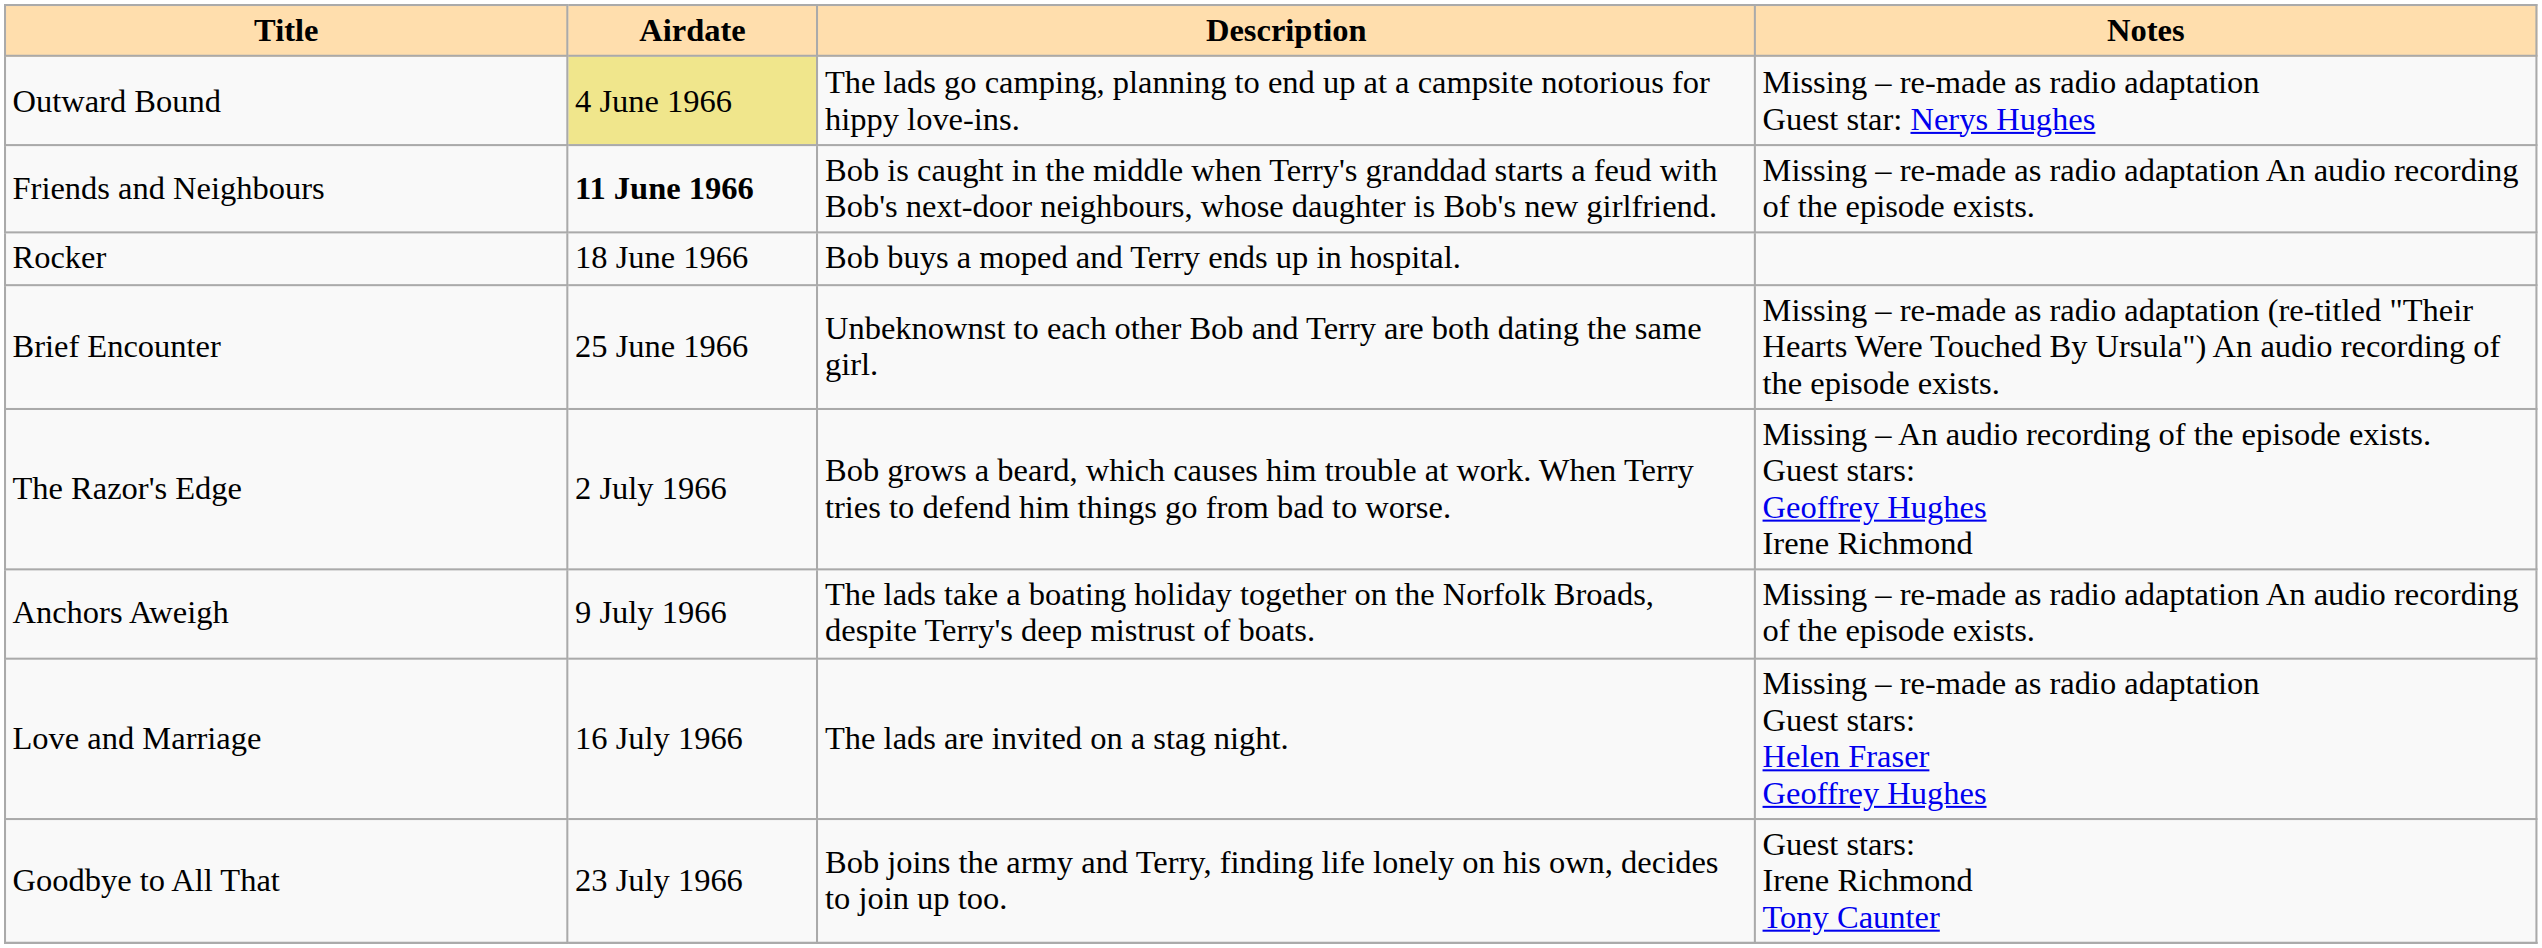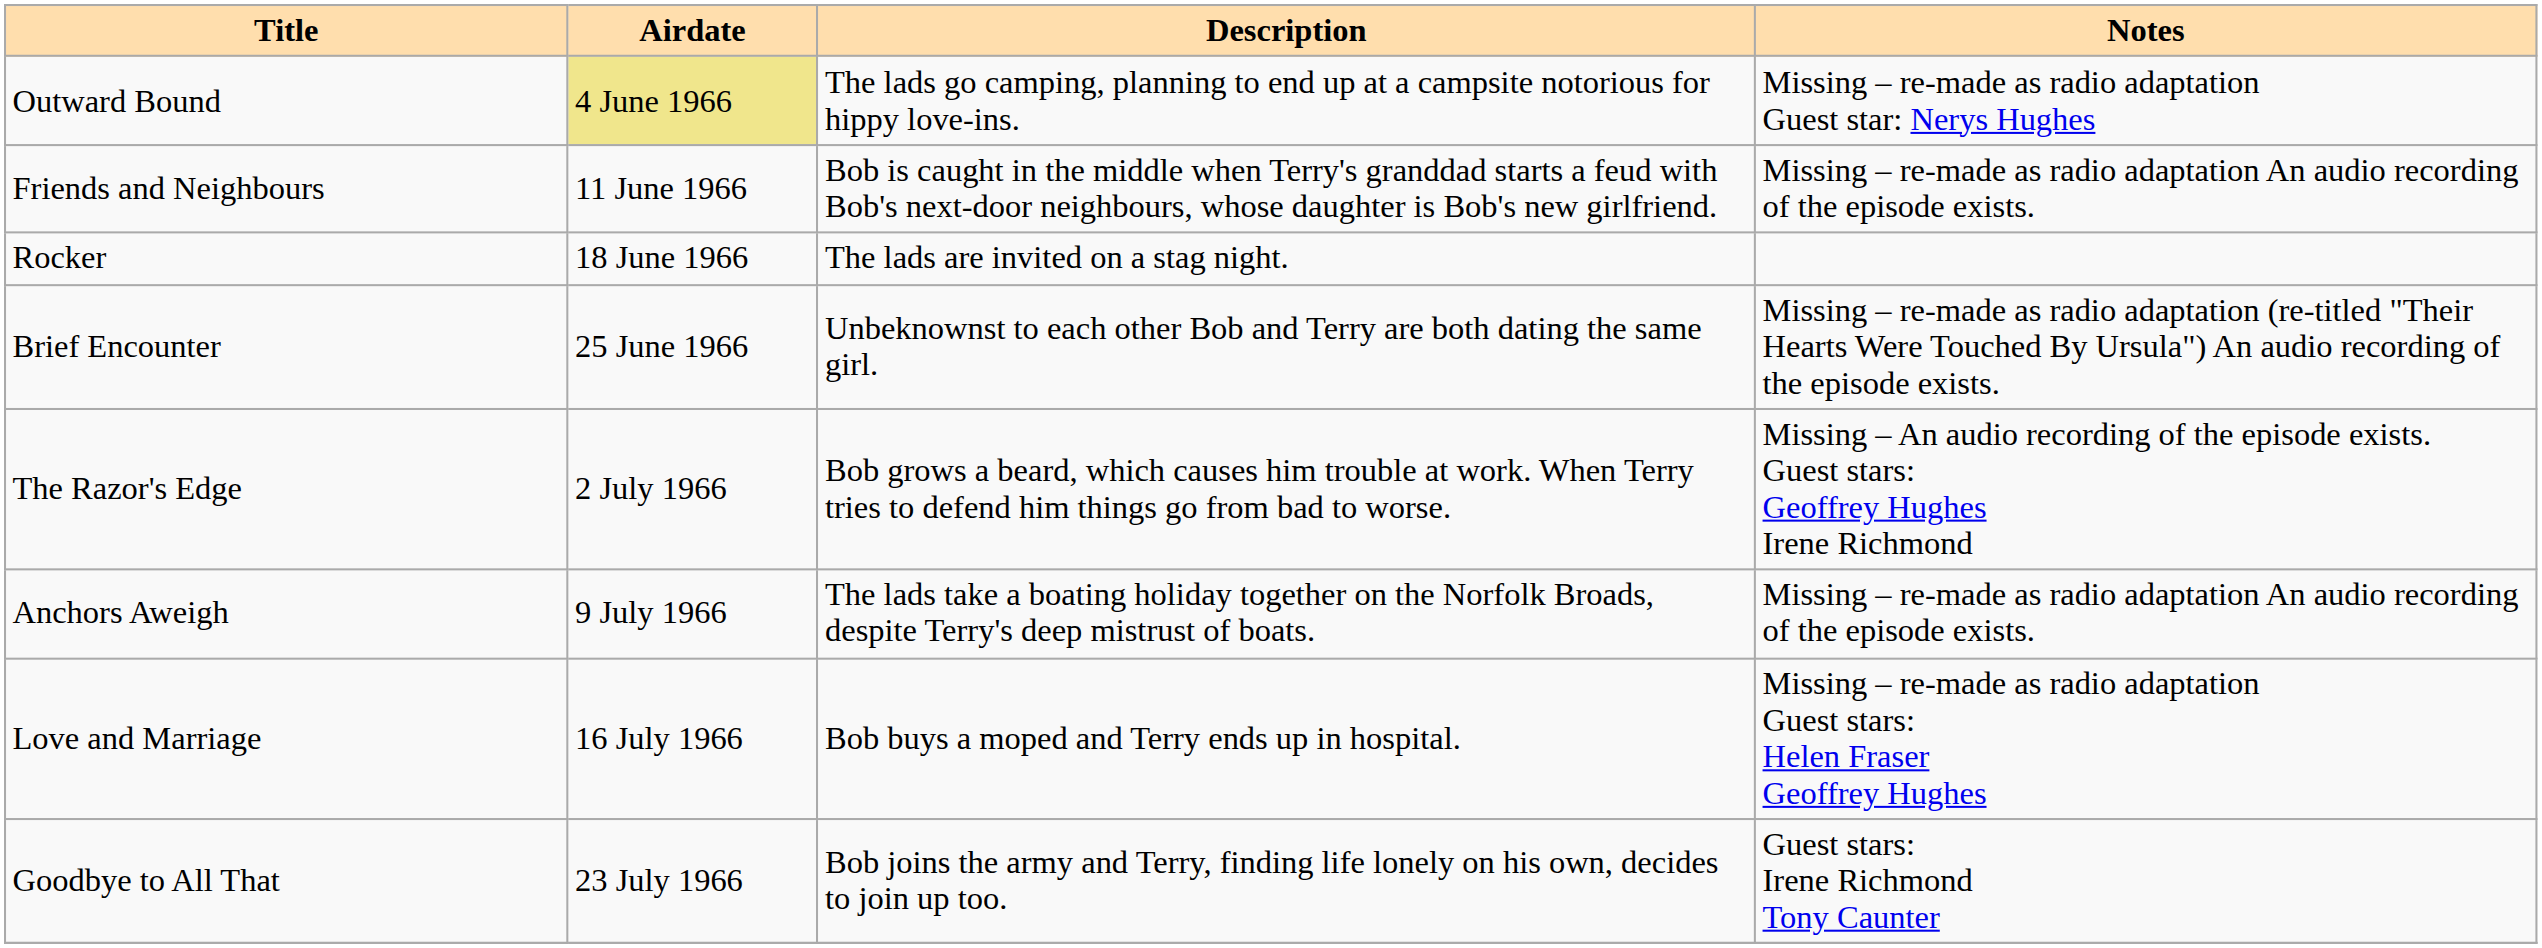(664, 188) bold -> (661, 188) normal
(1143, 257) Bob buys a moped and Terry ends up in hospital. -> (1057, 257) The lads are invited on a stag night.
(1057, 737) The lads are invited on a stag night. -> (1143, 737) Bob buys a moped and Terry ends up in hospital.
